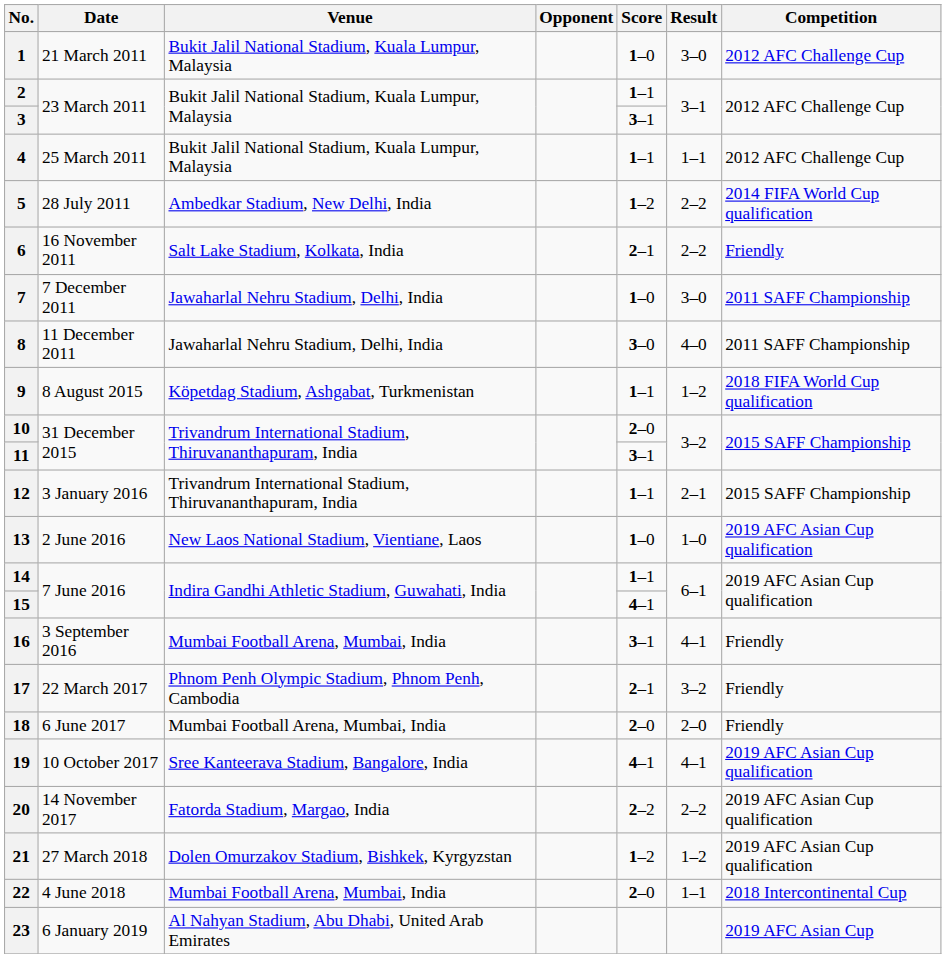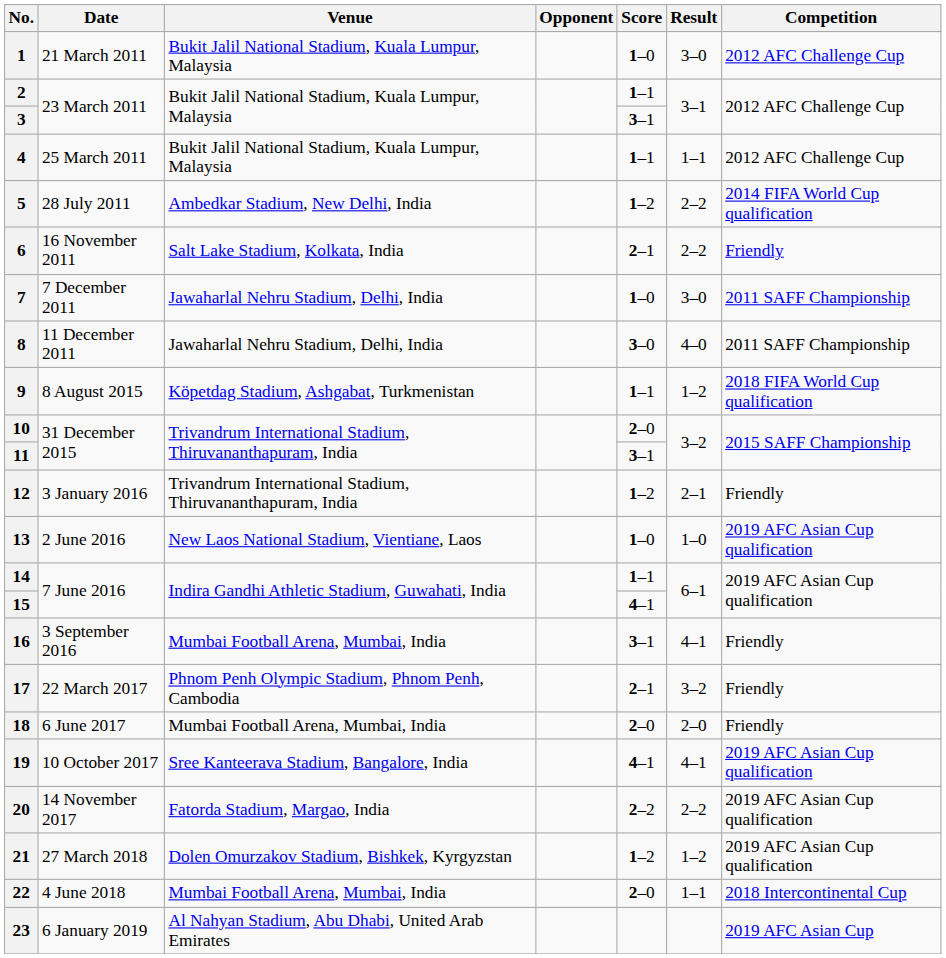(642, 492) 1–1 -> (642, 492) 1–2
(818, 492) 2015 SAFF Championship -> (754, 492) Friendly
